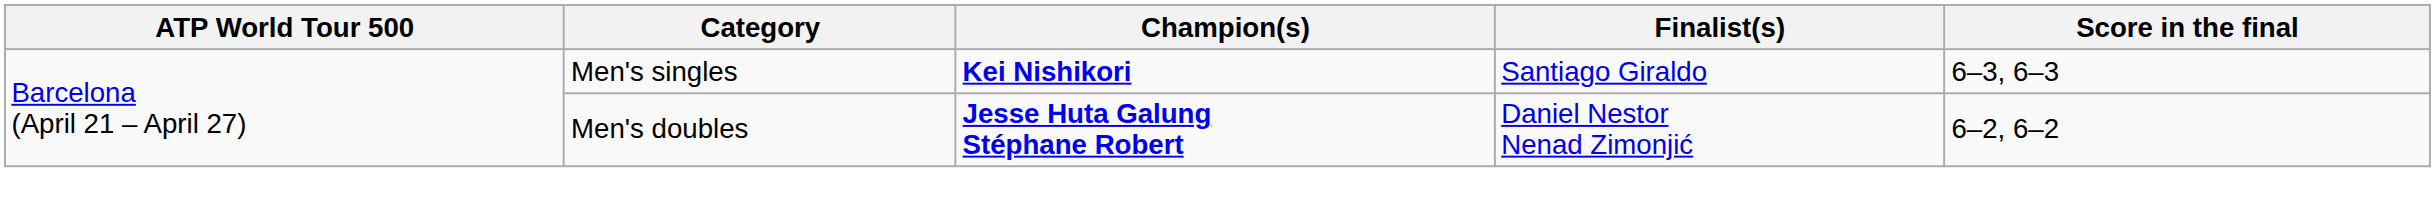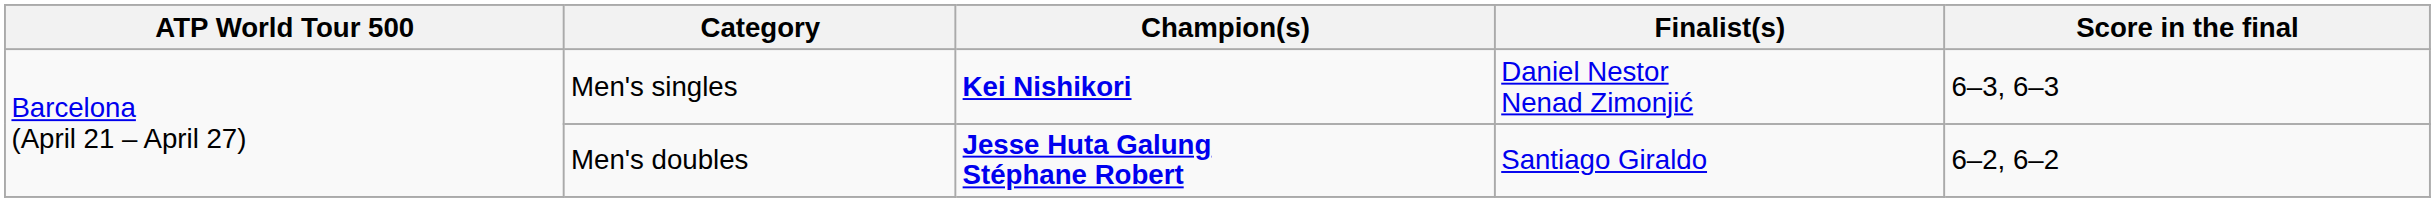(1604, 71) Santiago Giraldo -> (1597, 86) Daniel Nestor Nenad Zimonjić
(1597, 130) Daniel Nestor Nenad Zimonjić -> (1604, 161) Santiago Giraldo
